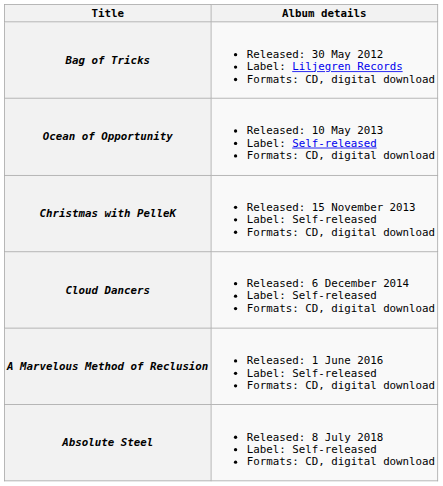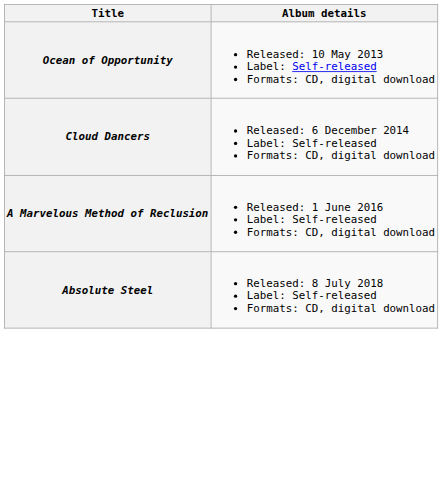- row: (108, 60)
- row: (108, 213)
